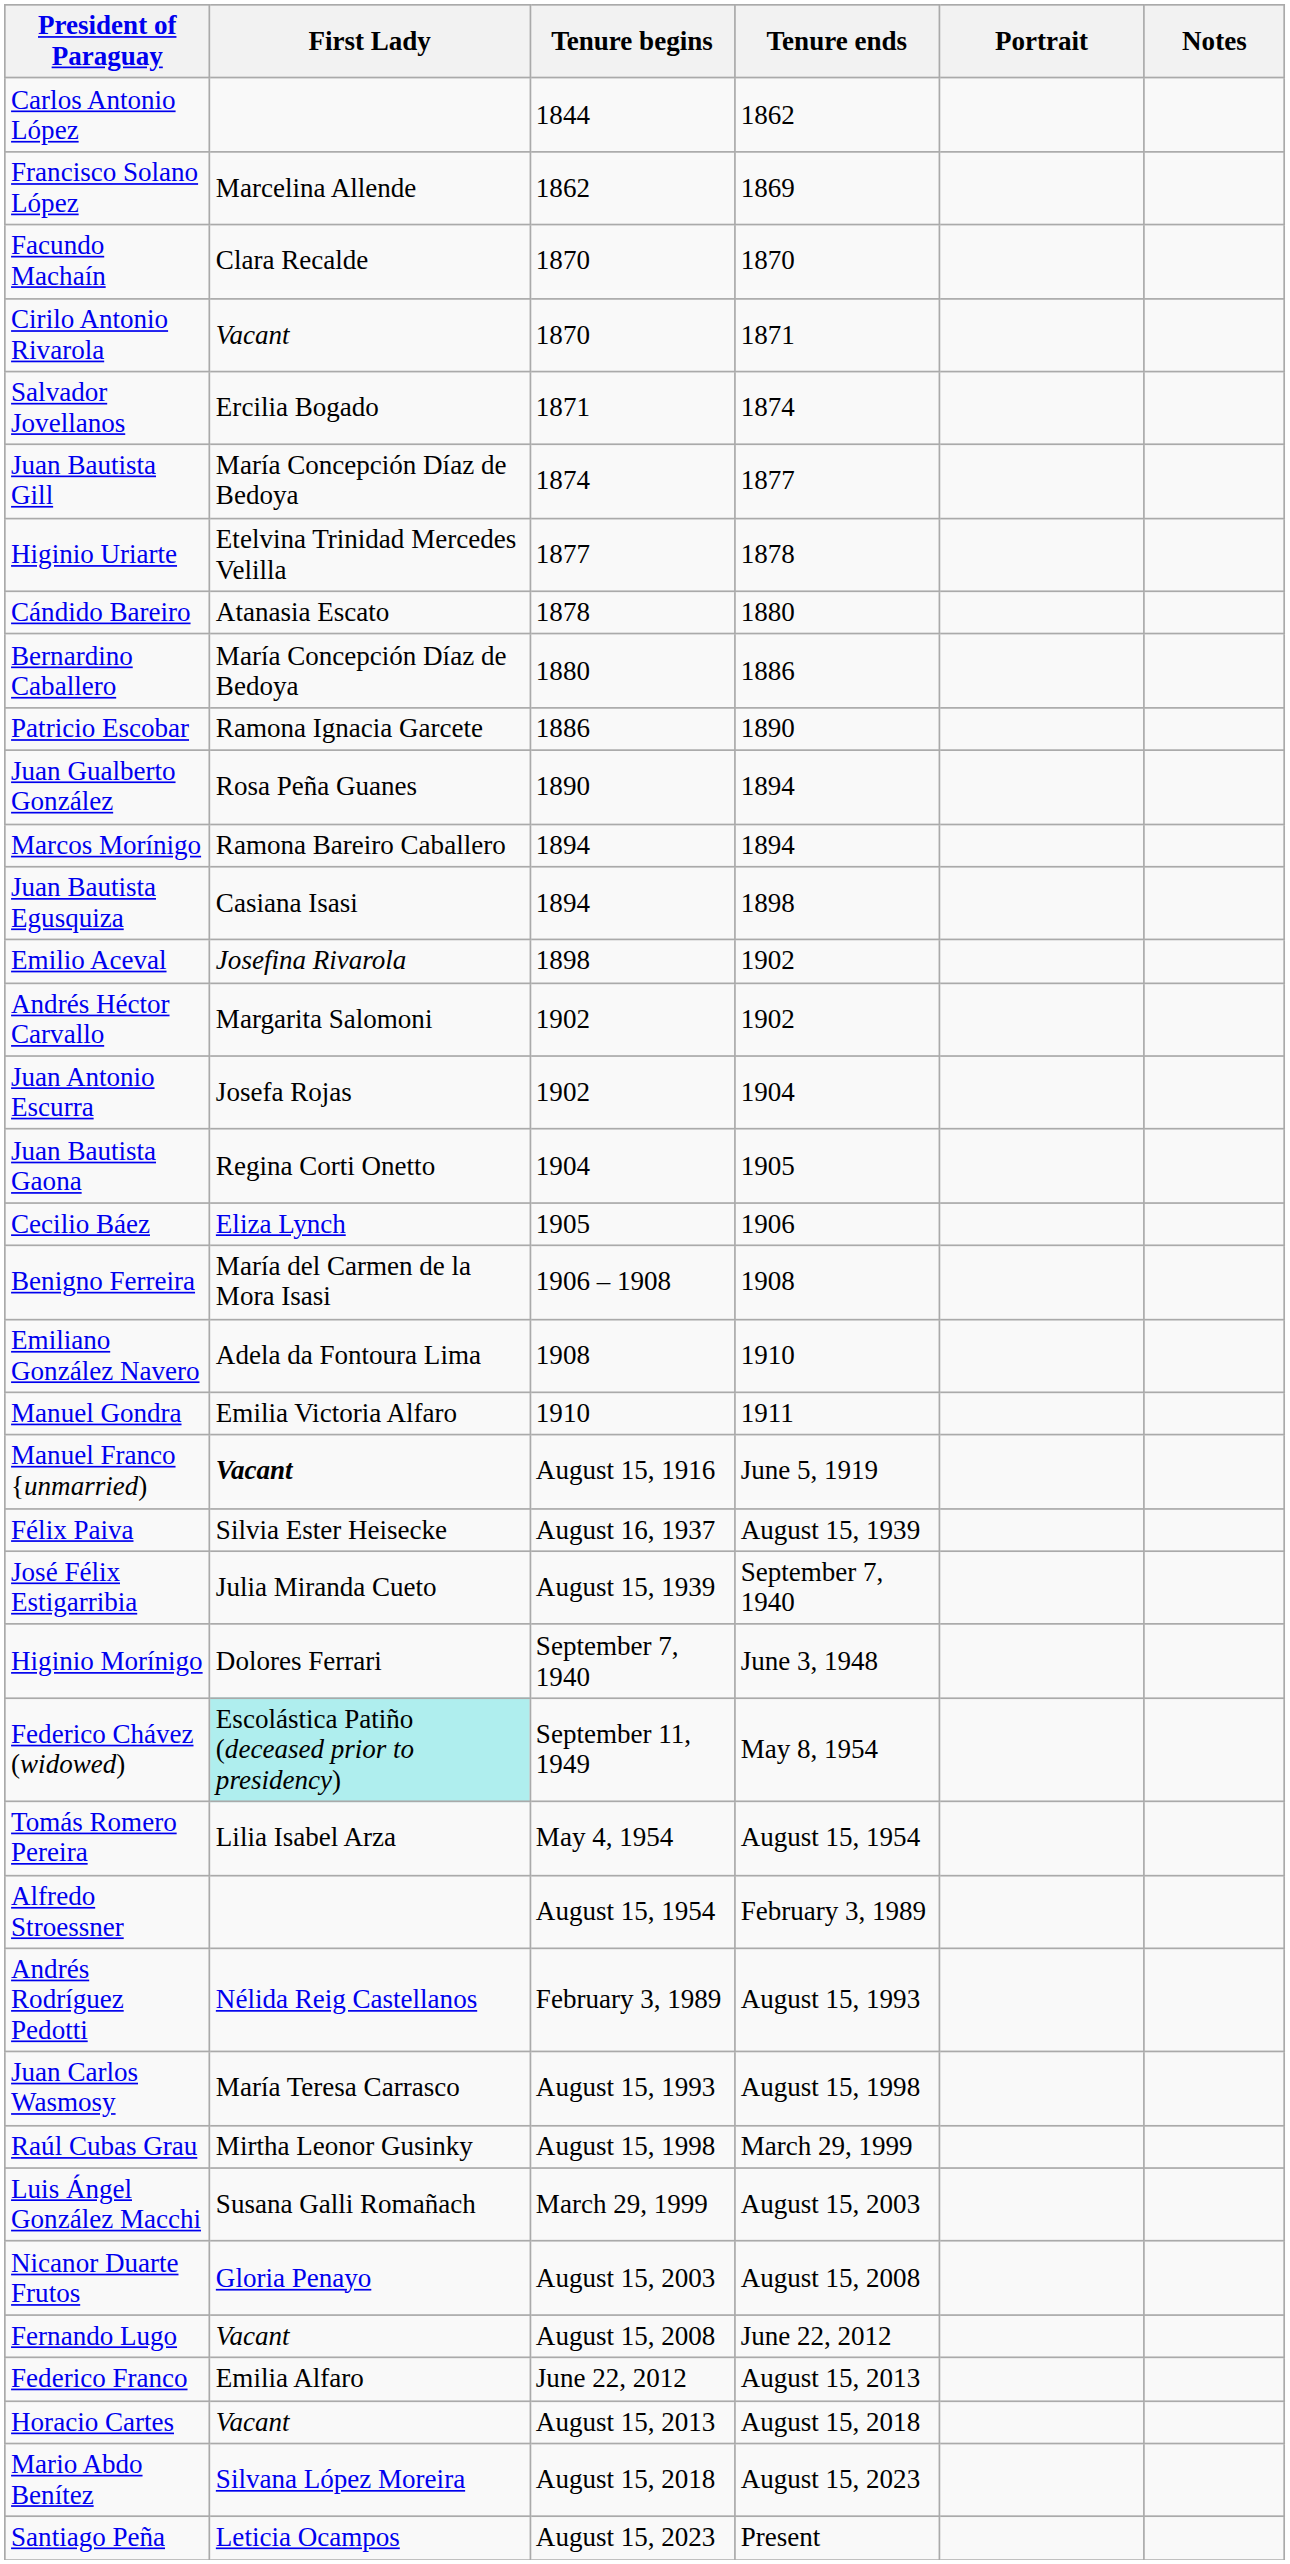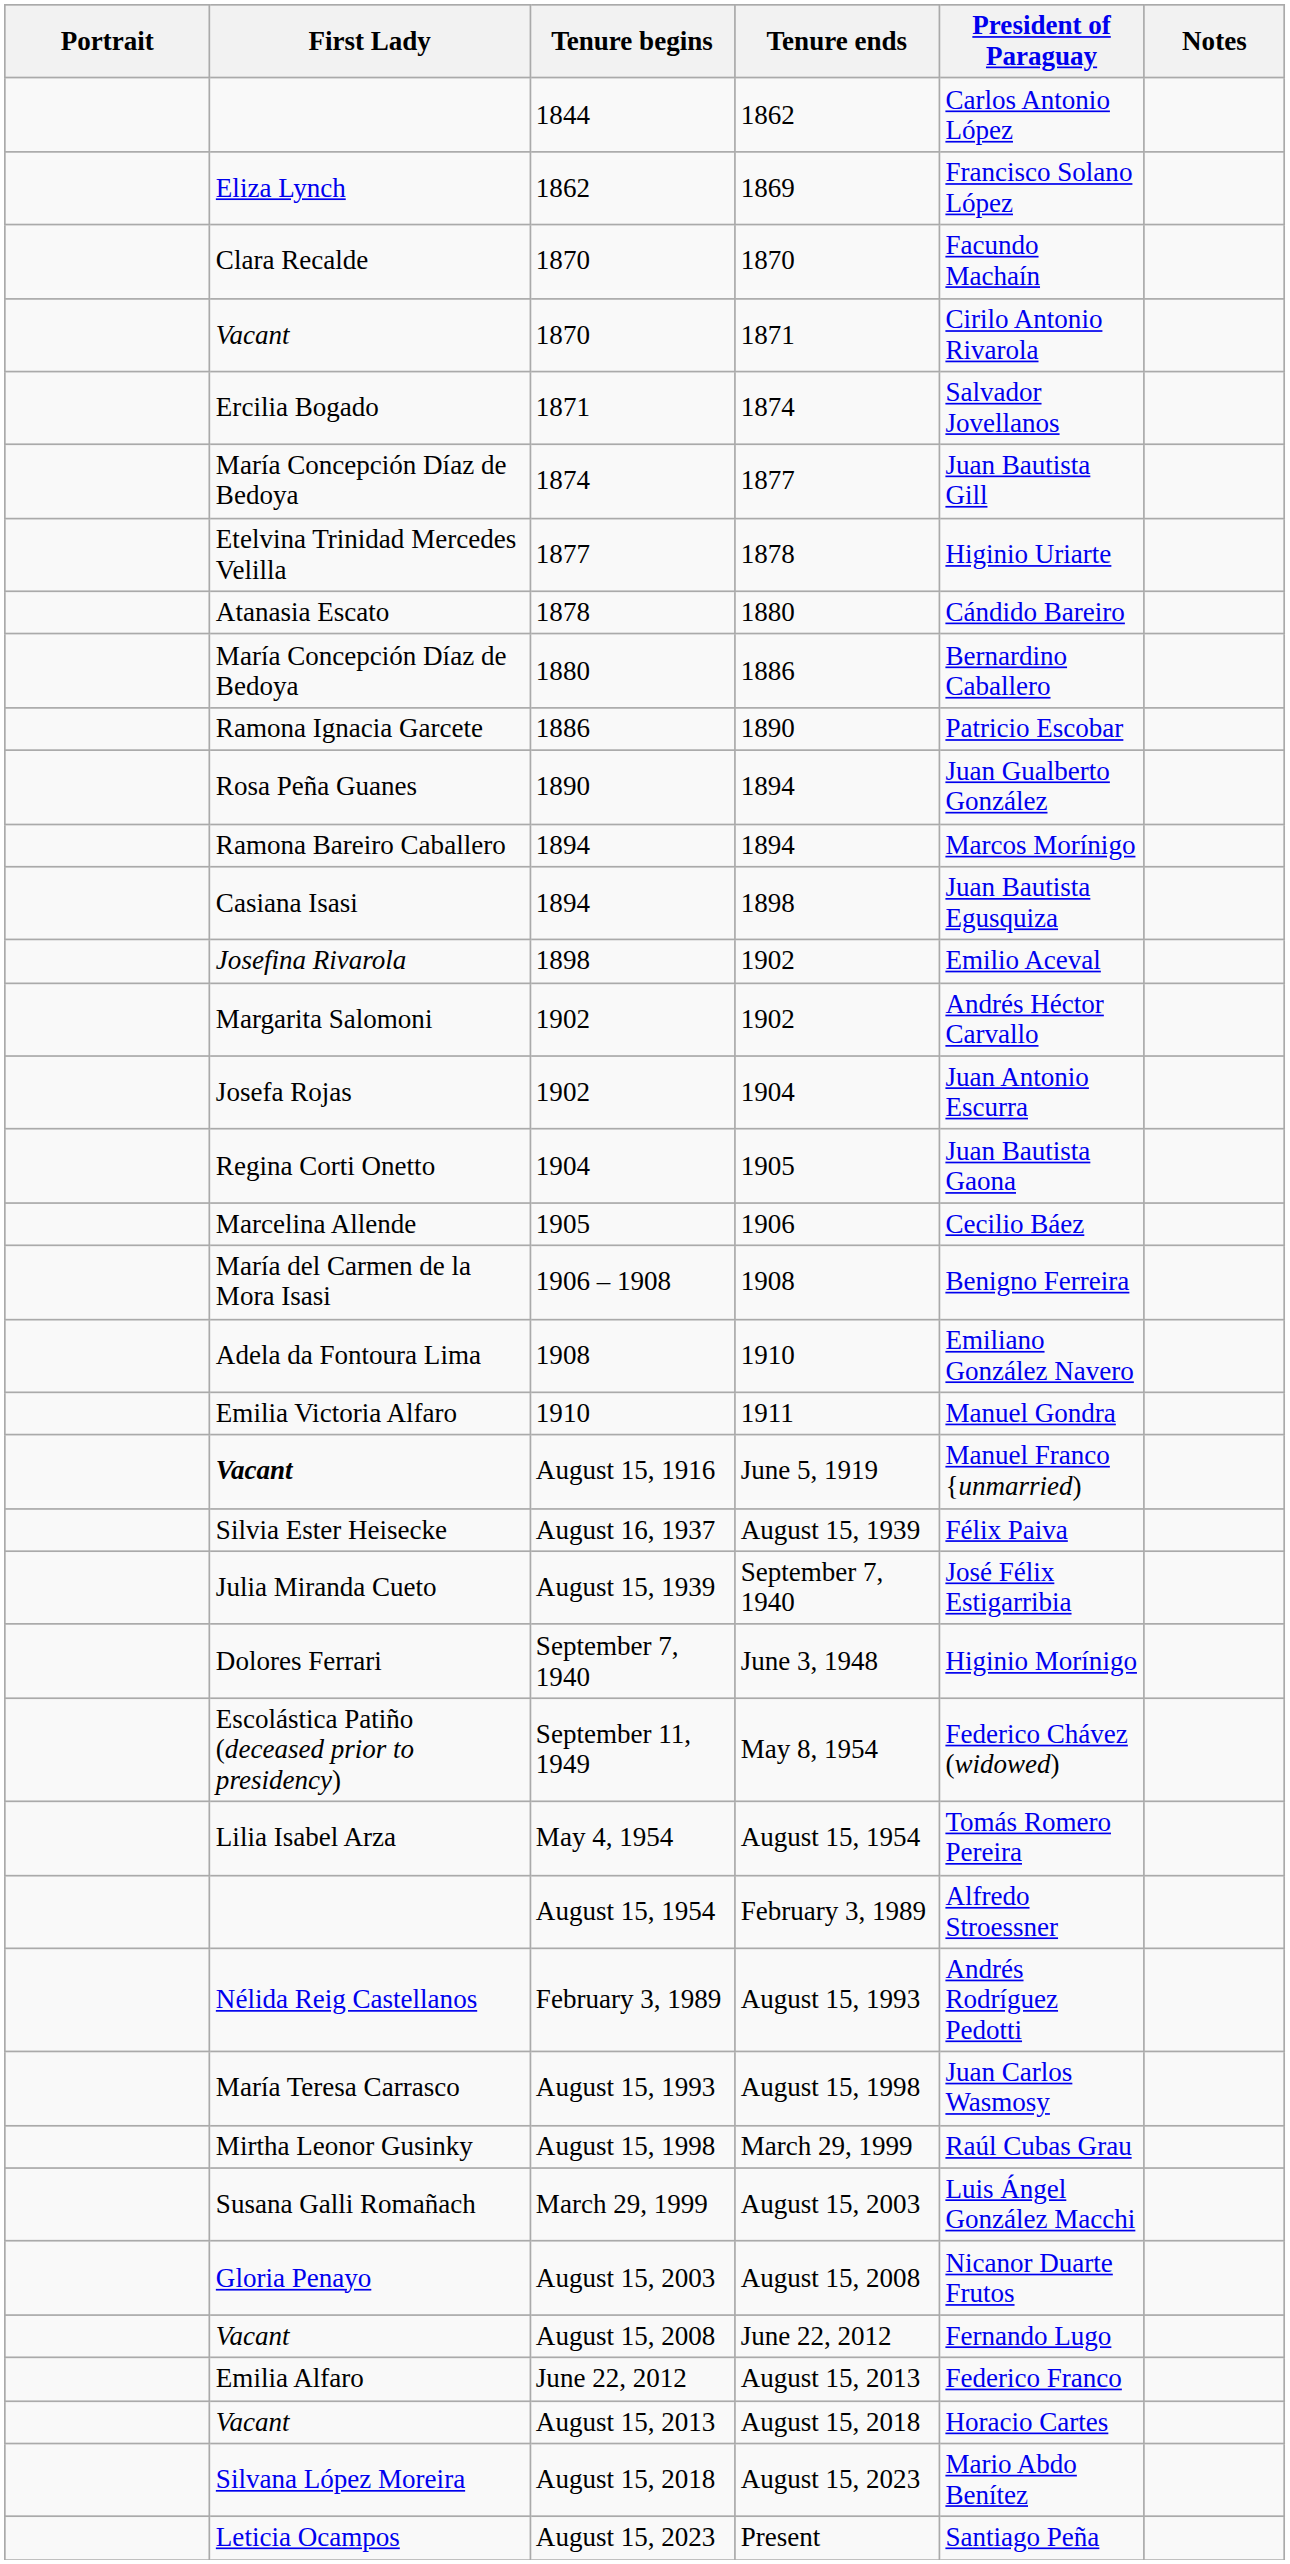columns swapped: (1042, 41) <-> (107, 41)
(316, 187) Marcelina Allende -> (281, 187) Eliza Lynch
(281, 1223) Eliza Lynch -> (316, 1223) Marcelina Allende
(315, 1749) paleturquoise background -> (315, 1749) no background
